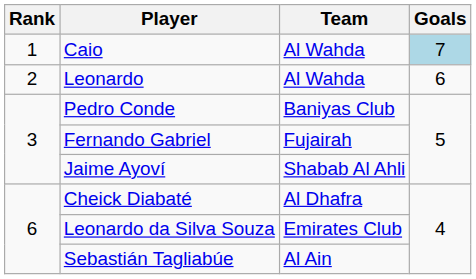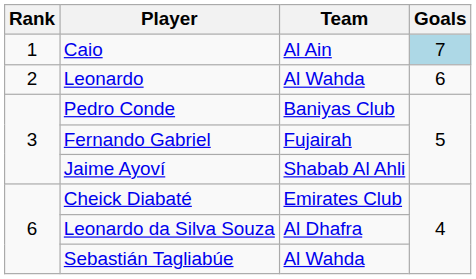(324, 49) Al Wahda -> (308, 49) Al Ain
(323, 199) Al Dhafra -> (343, 199) Emirates Club
(343, 229) Emirates Club -> (323, 229) Al Dhafra
(308, 259) Al Ain -> (324, 259) Al Wahda
